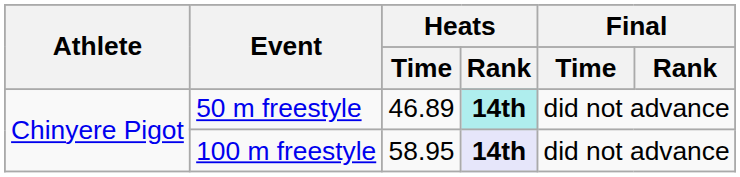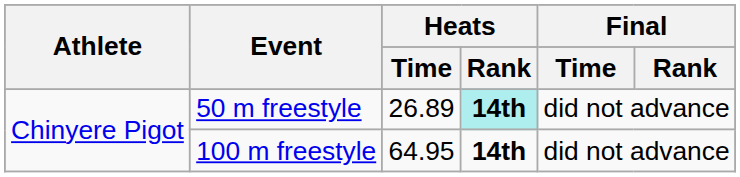(422, 109) 46.89 -> (422, 109) 26.89
(422, 151) 58.95 -> (422, 151) 64.95
(499, 151) lavender background -> (499, 151) no background
